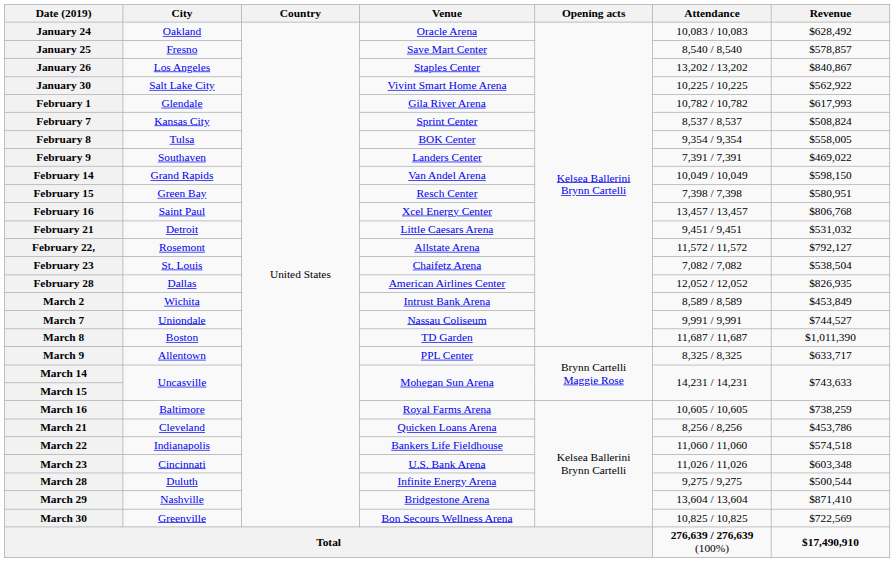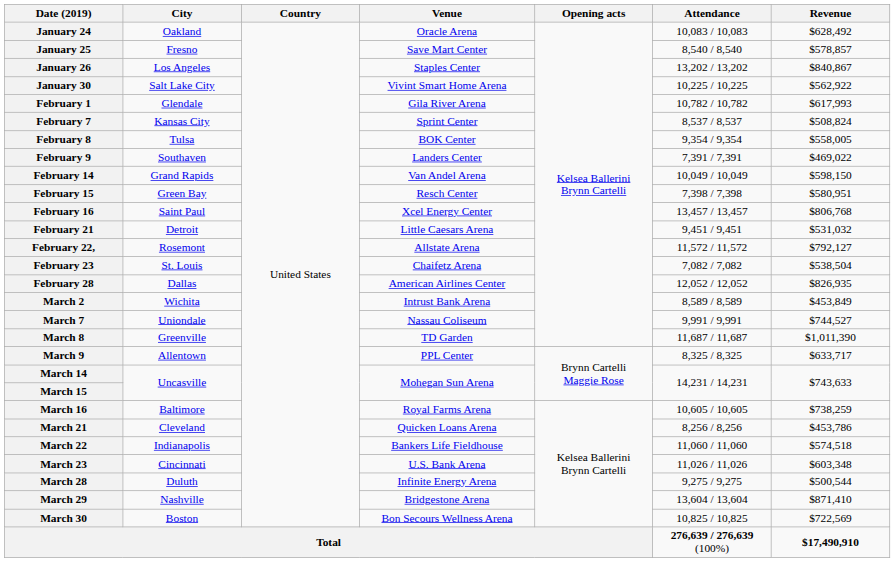(182, 337) Boston -> (182, 337) Greenville
(182, 517) Greenville -> (182, 517) Boston
